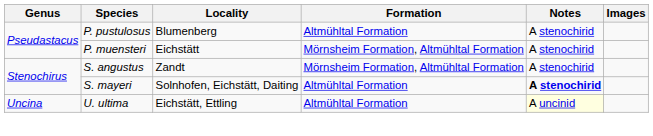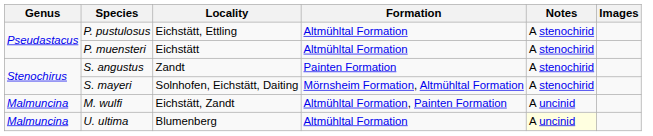(186, 31) Blumenberg -> (196, 31) Eichstätt, Ettling
(414, 49) Mörnsheim Formation, Altmühltal Formation -> (356, 49) Altmühltal Formation
(414, 67) Mörnsheim Formation, Altmühltal Formation -> (350, 67) Painten Formation
(356, 85) Altmühltal Formation -> (414, 85) Mörnsheim Formation, Altmühltal Formation
(565, 85) bold -> (562, 85) normal
+ row: (103, 103)
(25, 103) Uncina -> (38, 121) Malmuncina
(196, 103) Eichstätt, Ettling -> (186, 121) Blumenberg
